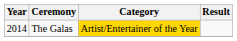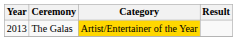(17, 28) 2014 -> (17, 28) 2013
